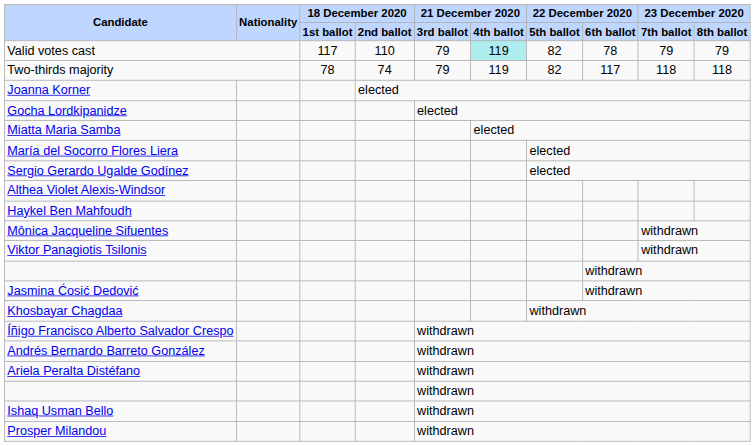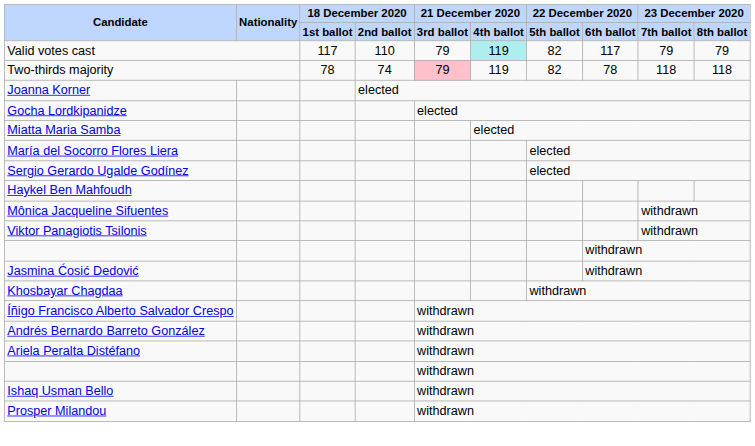(610, 50) 78 -> (610, 50) 117
(442, 70) no background -> (442, 70) pink background
(610, 70) 117 -> (610, 70) 78
- row: (86, 190)
